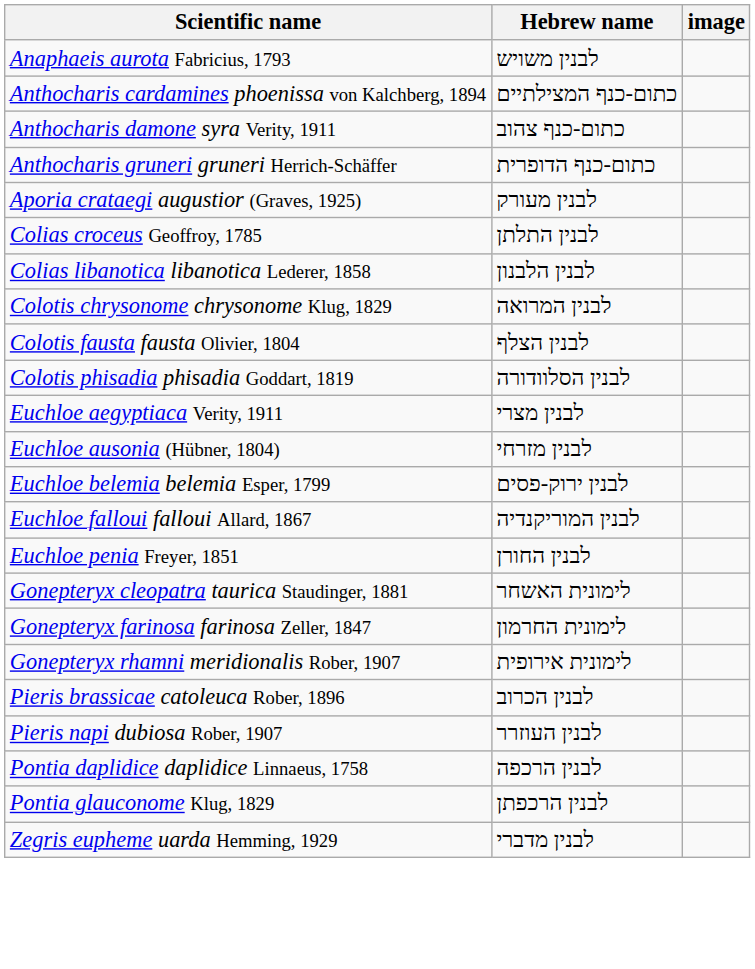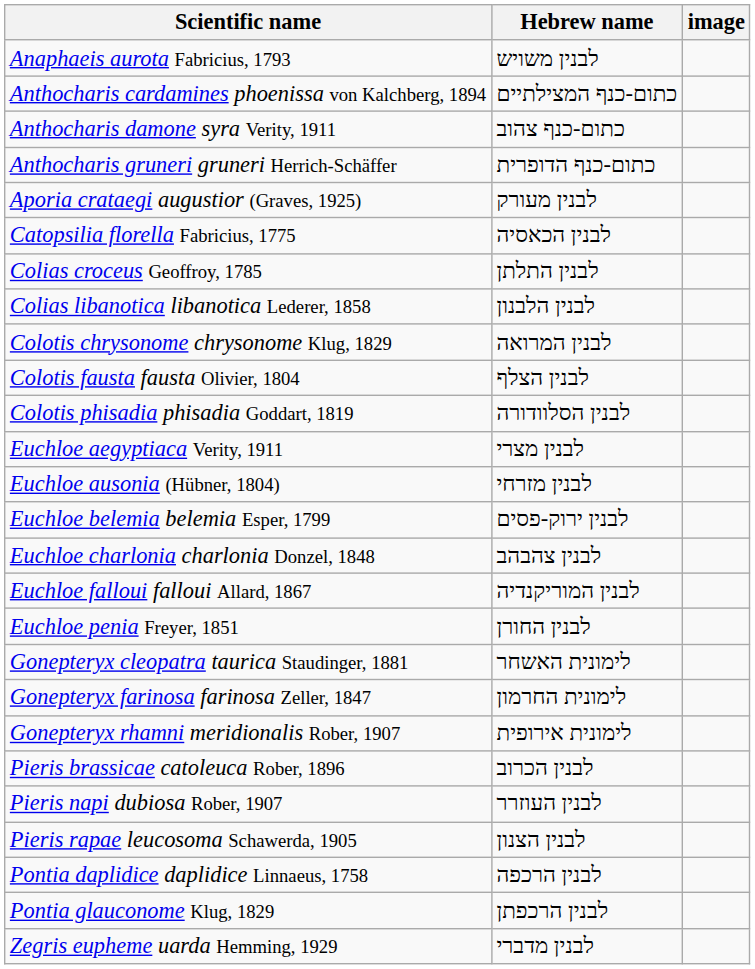+ row: (153, 235)
+ row: (192, 555)
+ row: (183, 839)
